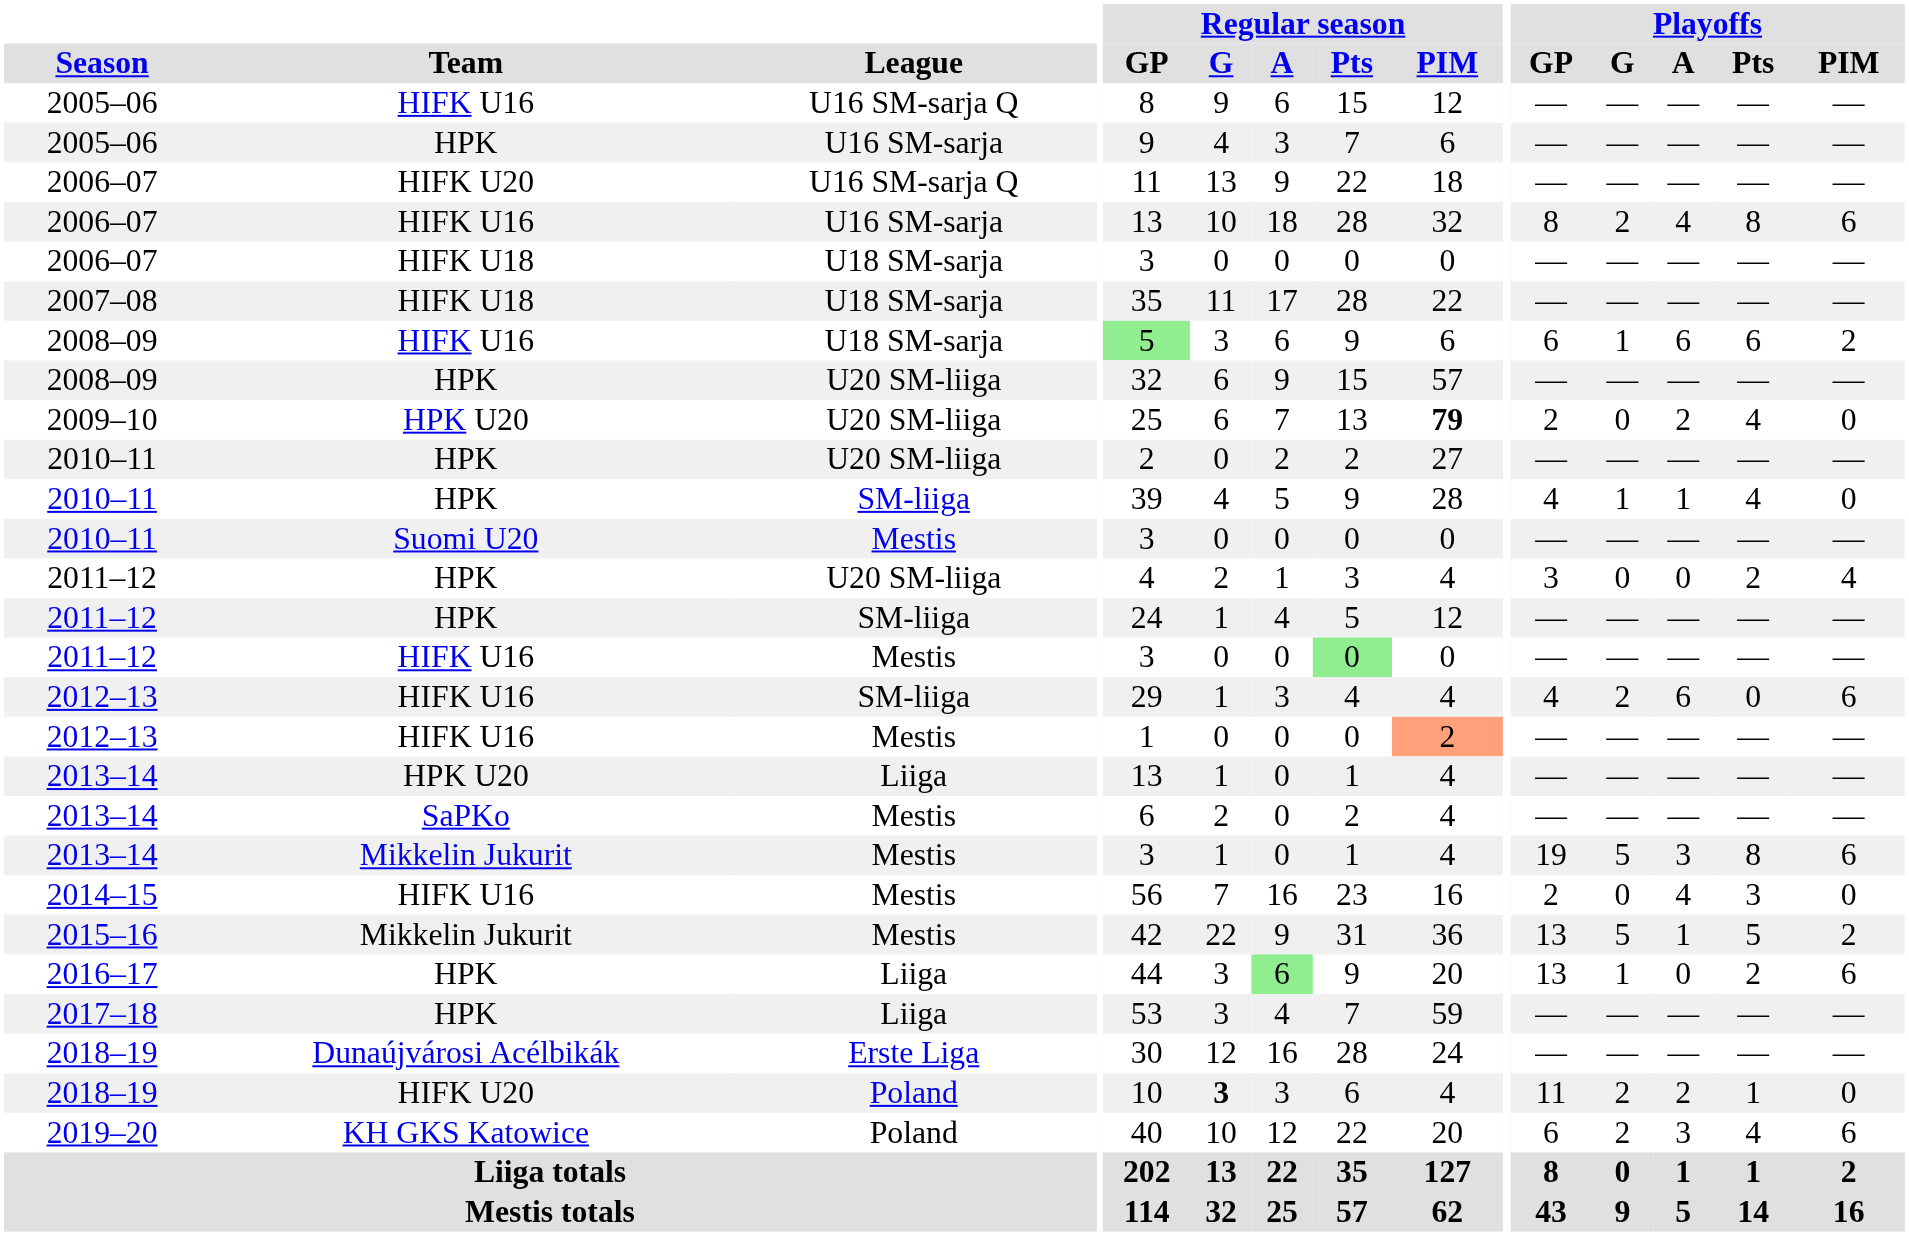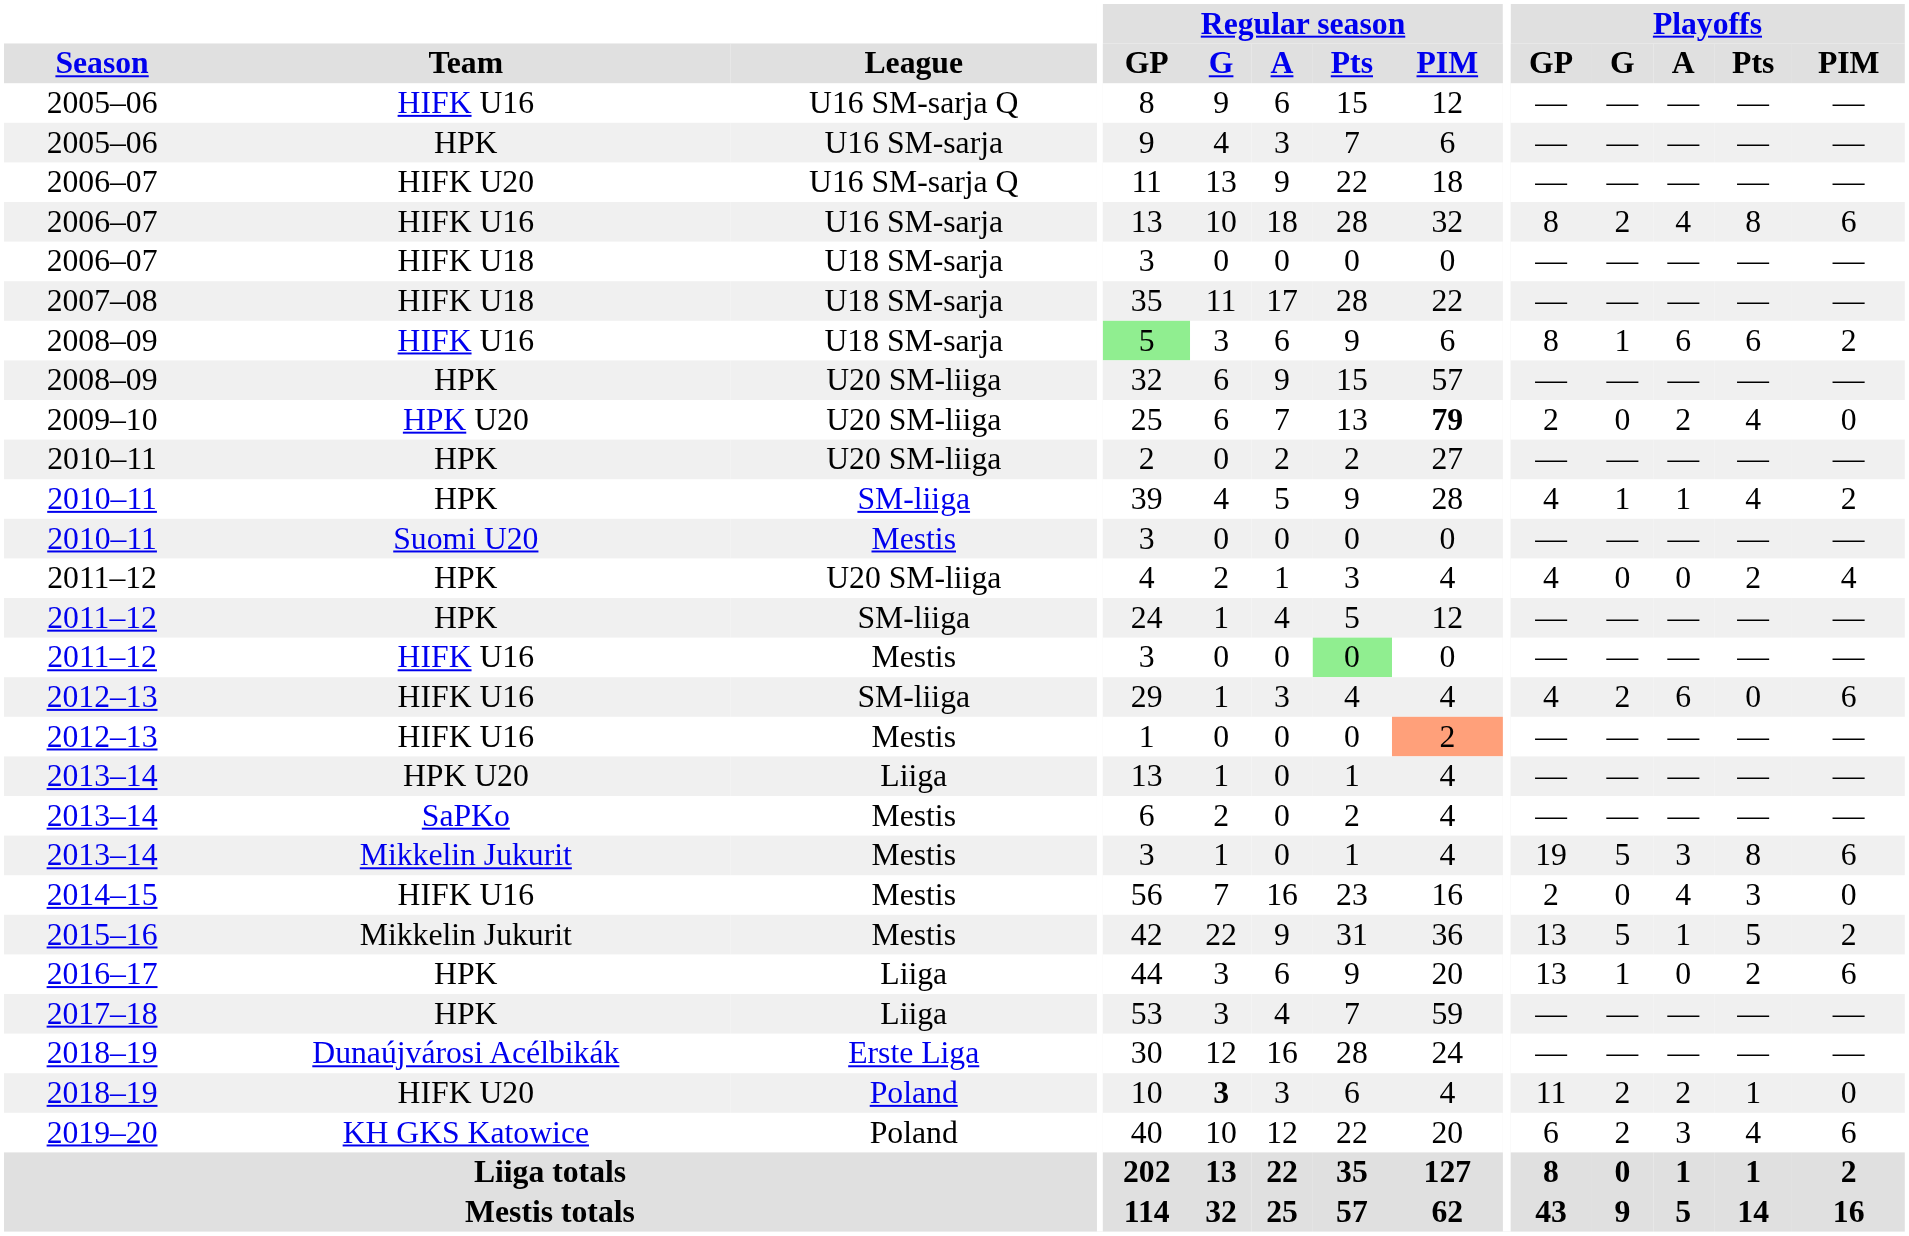(1551, 340) 6 -> (1551, 340) 8
(1849, 498) 0 -> (1849, 498) 2
(1551, 577) 3 -> (1551, 577) 4
(1282, 973) lightgreen background -> (1282, 973) no background
